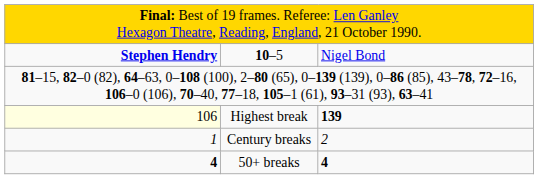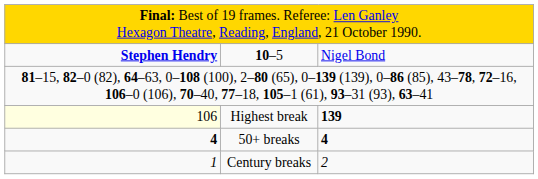rows swapped: (269, 140) <-> (269, 162)
